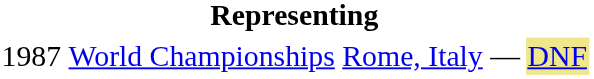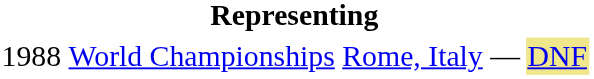(31, 55) 1987 -> (31, 55) 1988
